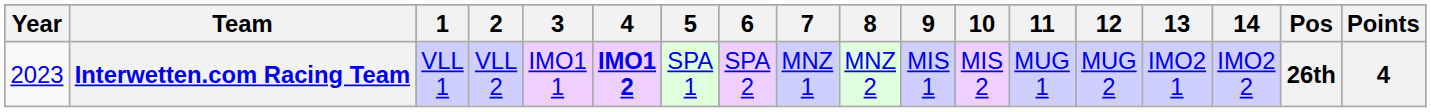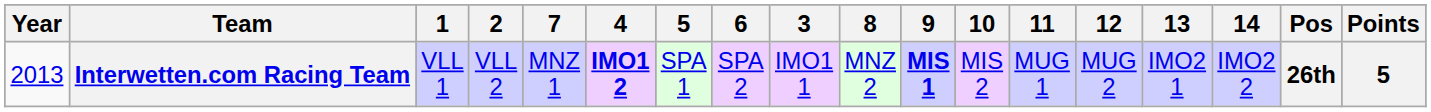columns swapped: (558, 23) <-> (807, 23)
(37, 74) 2023 -> (37, 74) 2013
(928, 74) normal -> (928, 74) bold
(1383, 74) 4 -> (1383, 74) 5
